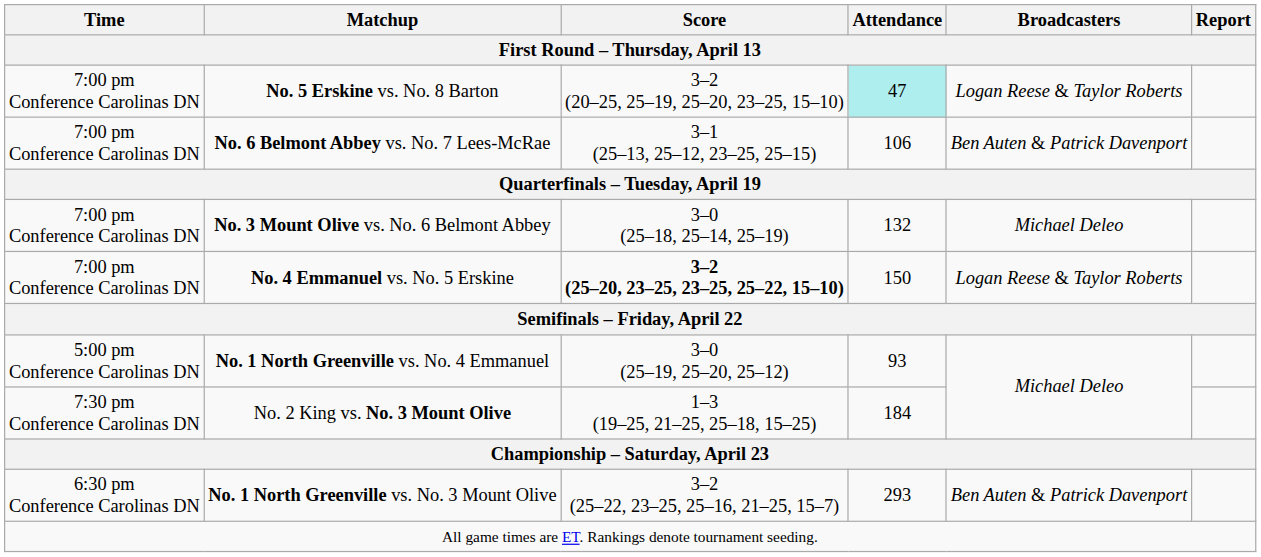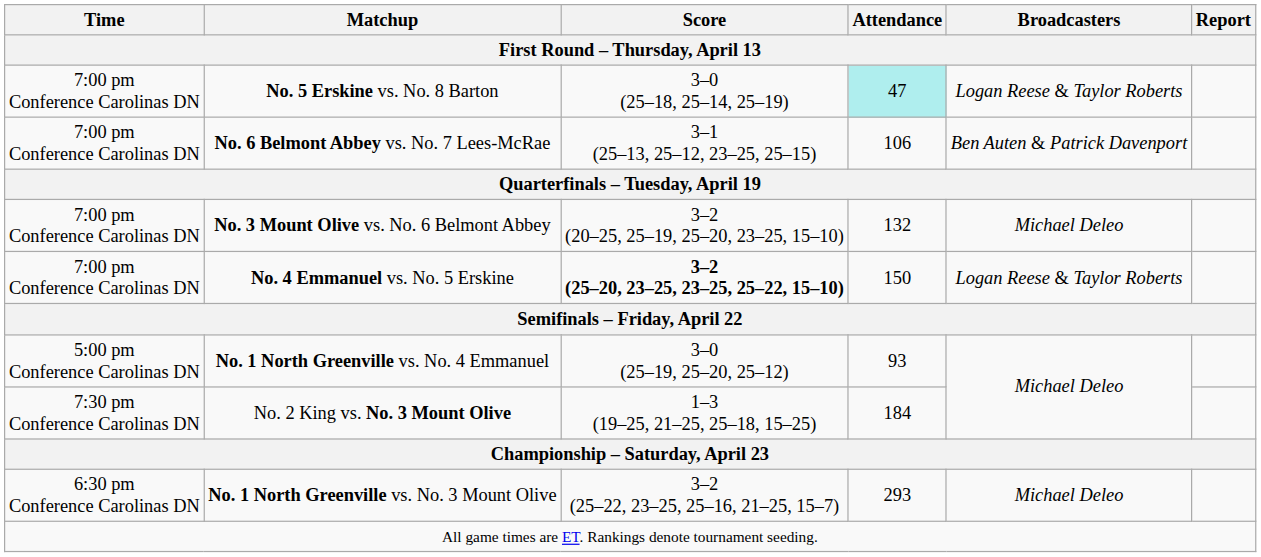(704, 91) 3–2 (20–25, 25–19, 25–20, 23–25, 15–10) -> (704, 91) 3–0 (25–18, 25–14, 25–19)
(704, 225) 3–0 (25–18, 25–14, 25–19) -> (704, 225) 3–2 (20–25, 25–19, 25–20, 23–25, 15–10)
(1069, 495) Ben Auten & Patrick Davenport -> (1069, 495) Michael Deleo
